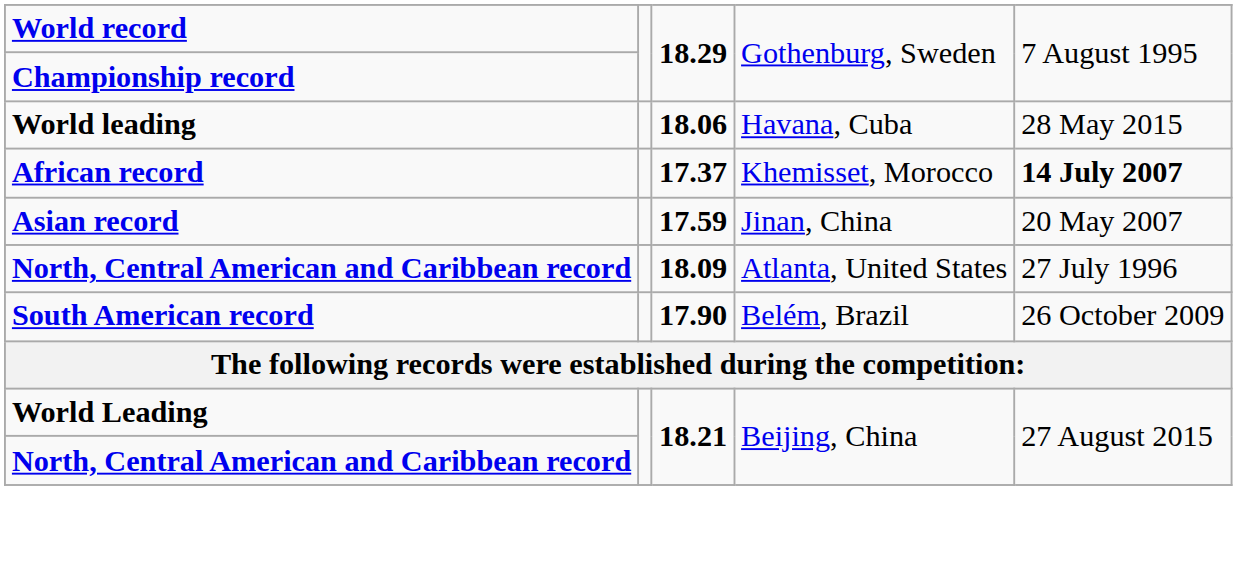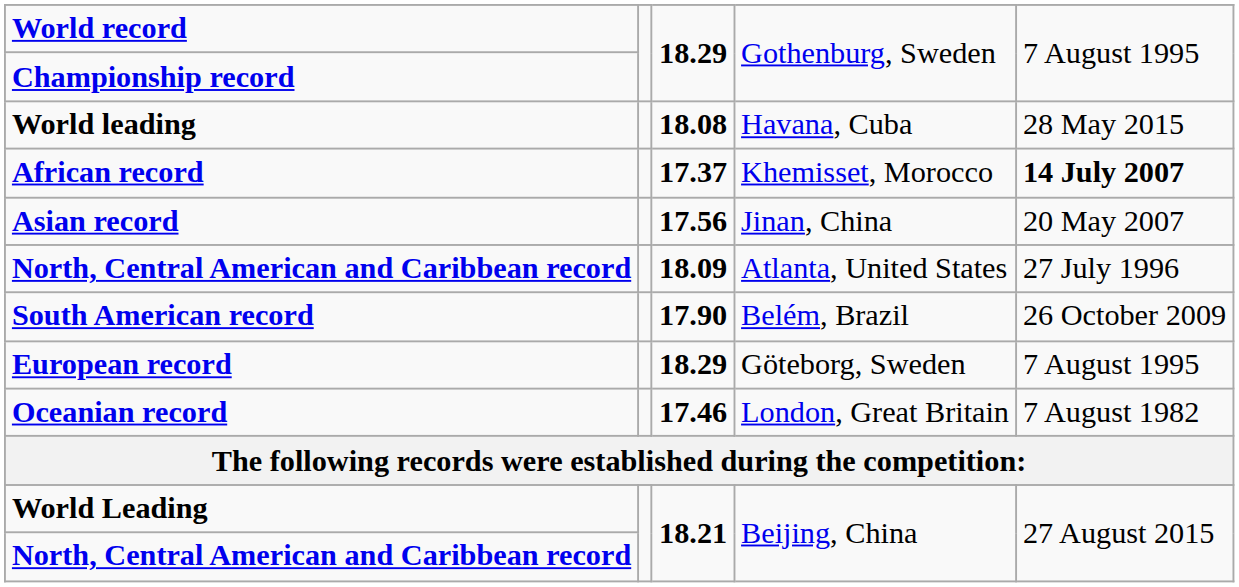(693, 124) 18.06 -> (693, 124) 18.08
(693, 220) 17.59 -> (693, 220) 17.56
+ row: (122, 364)
+ row: (120, 412)
